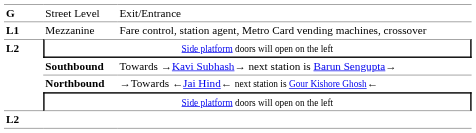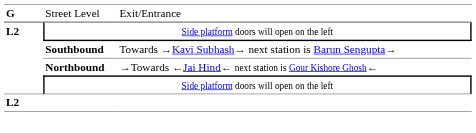- row: (70, 30)
